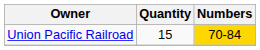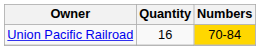(165, 34) 15 -> (165, 34) 16
